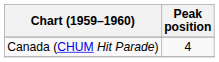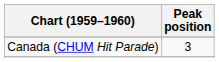(188, 47) 4 -> (188, 47) 3
